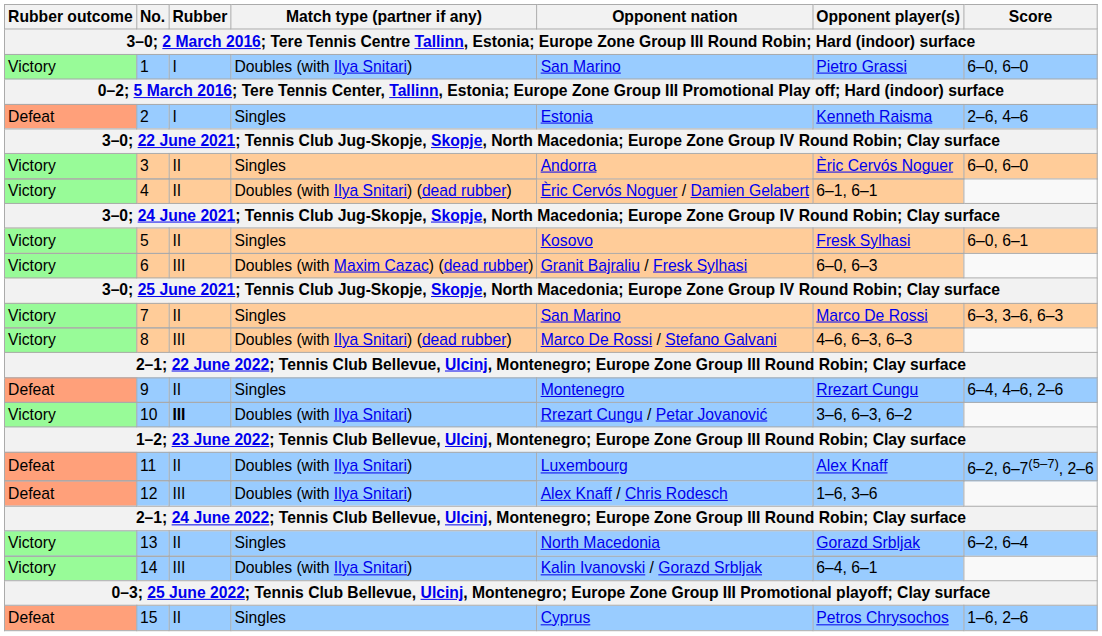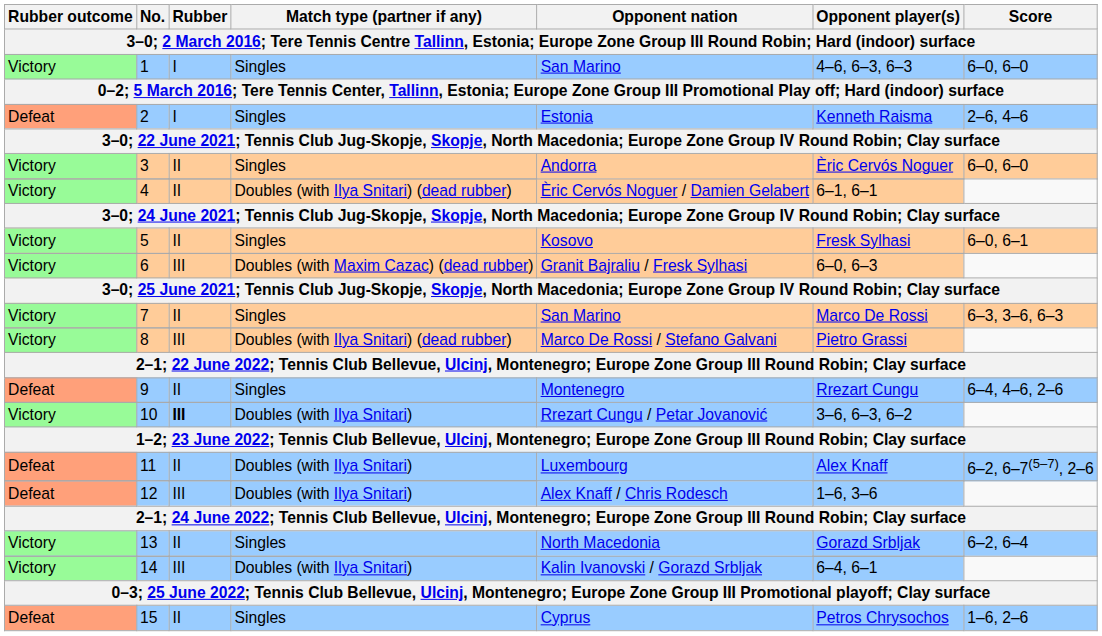(323, 66) Doubles (with Ilya Snitari) -> (260, 66) Singles
(862, 66) Pietro Grassi -> (864, 66) 4–6, 6–3, 6–3
(864, 340) 4–6, 6–3, 6–3 -> (862, 340) Pietro Grassi
